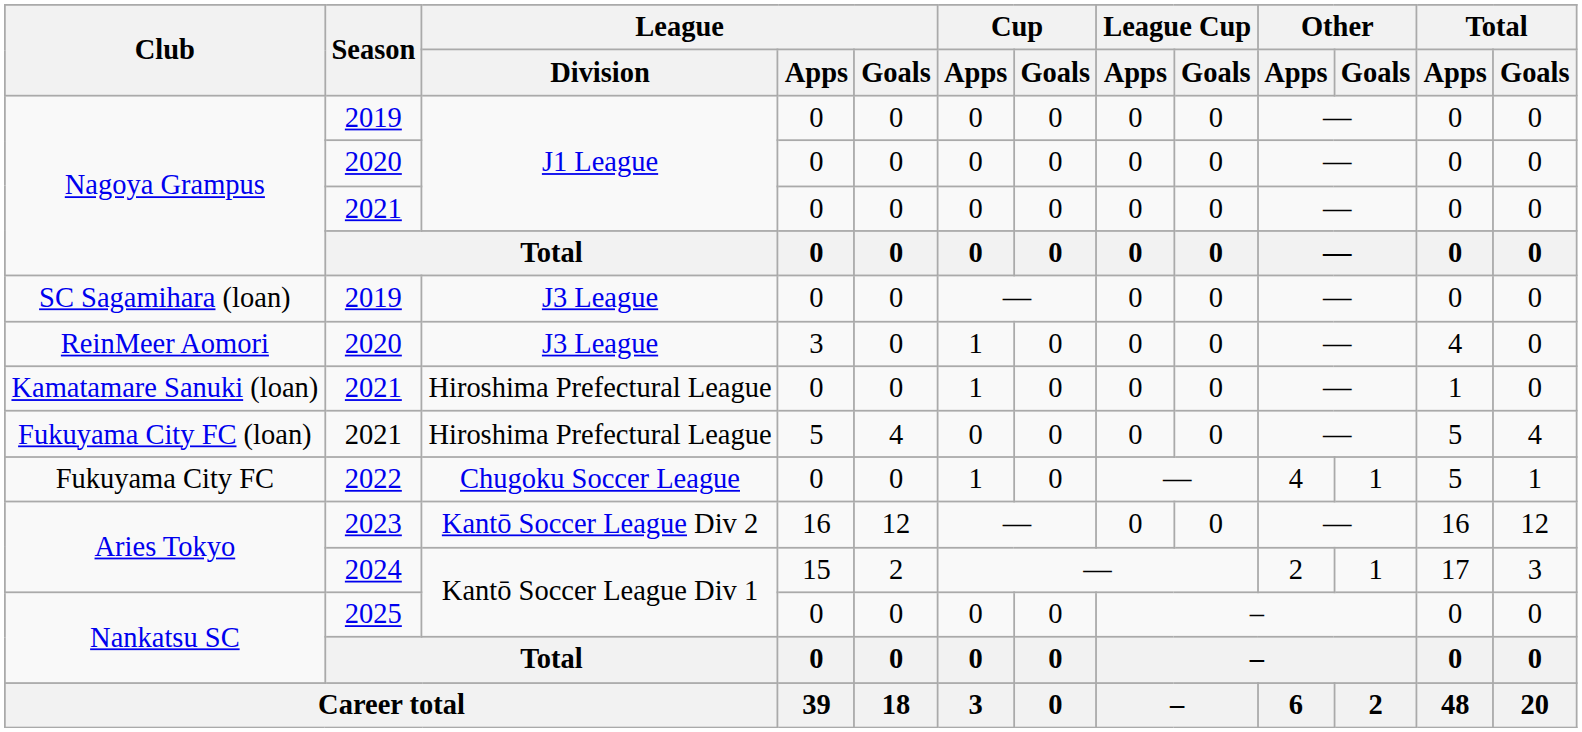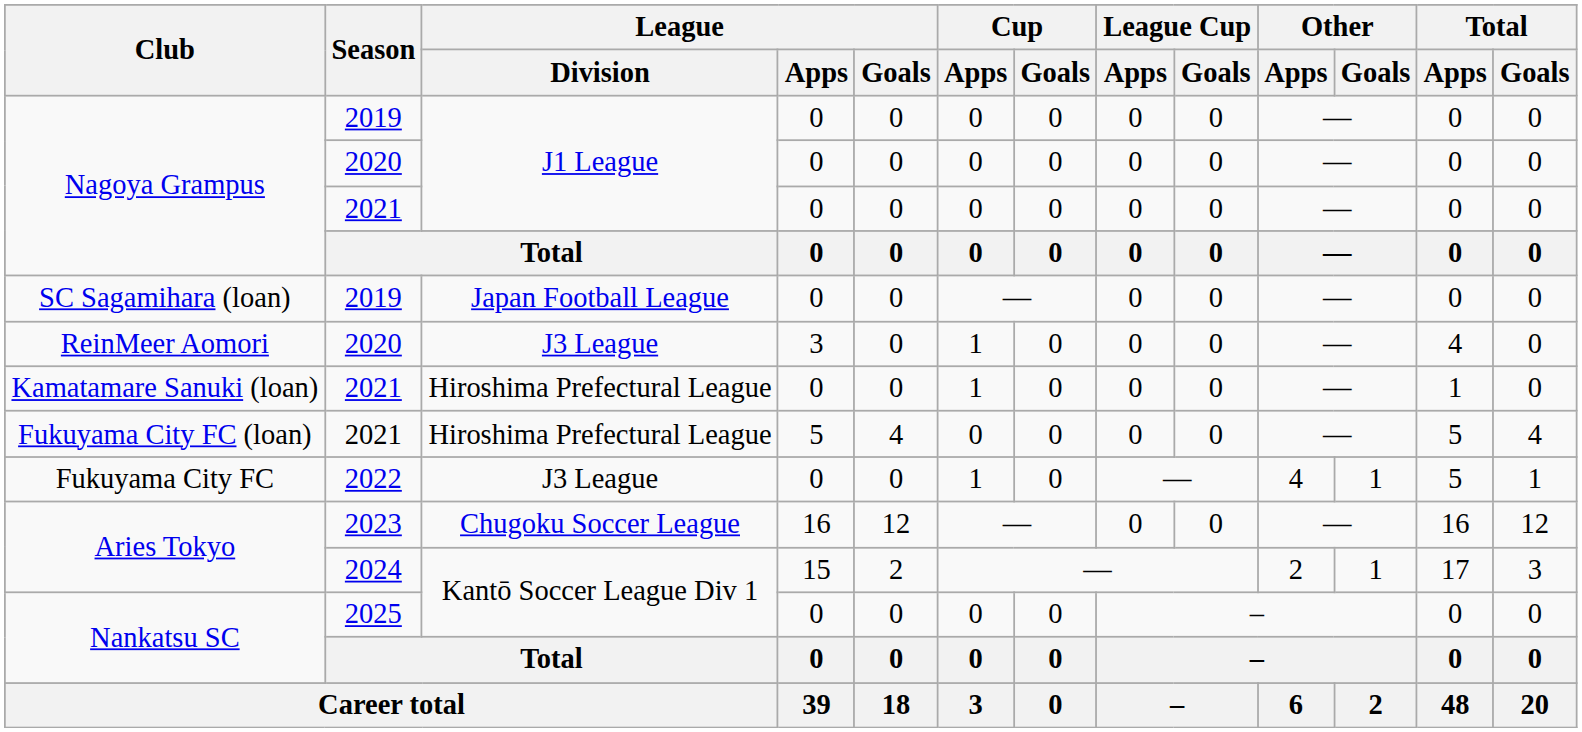(600, 298) J3 League -> (600, 298) Japan Football League
(600, 478) Chugoku Soccer League -> (600, 478) J3 League
(600, 523) Kantō Soccer League Div 2 -> (600, 523) Chugoku Soccer League
